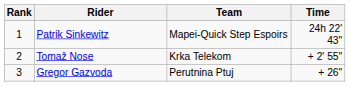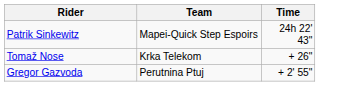- column: (19, 12)
(325, 56) + 2' 55" -> (301, 56) + 26"
(330, 72) + 26" -> (295, 72) + 2' 55"
